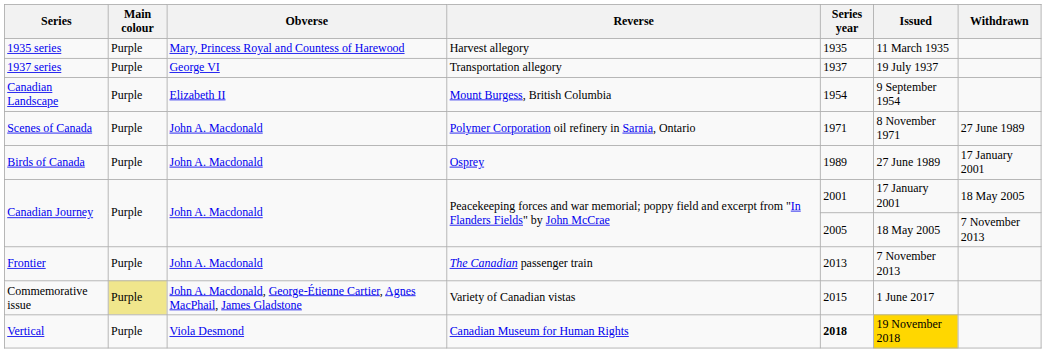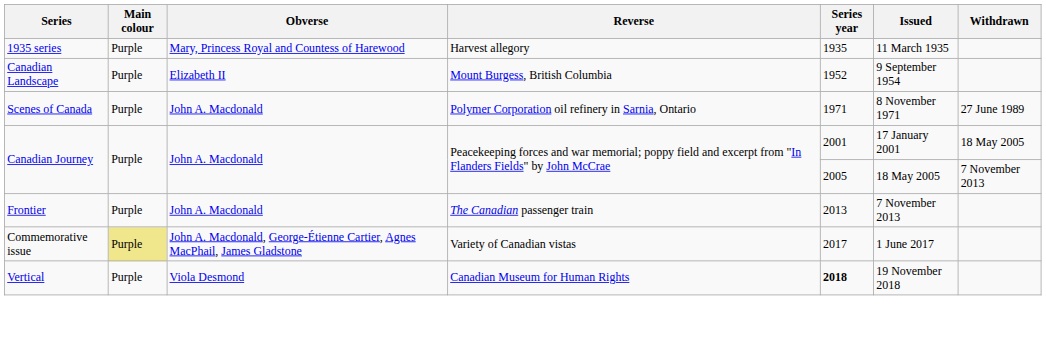- row: (34, 68)
(835, 95) 1954 -> (835, 75) 1952
- row: (46, 162)
(835, 297) 2015 -> (835, 244) 2017
(909, 331) gold background -> (909, 278) no background
